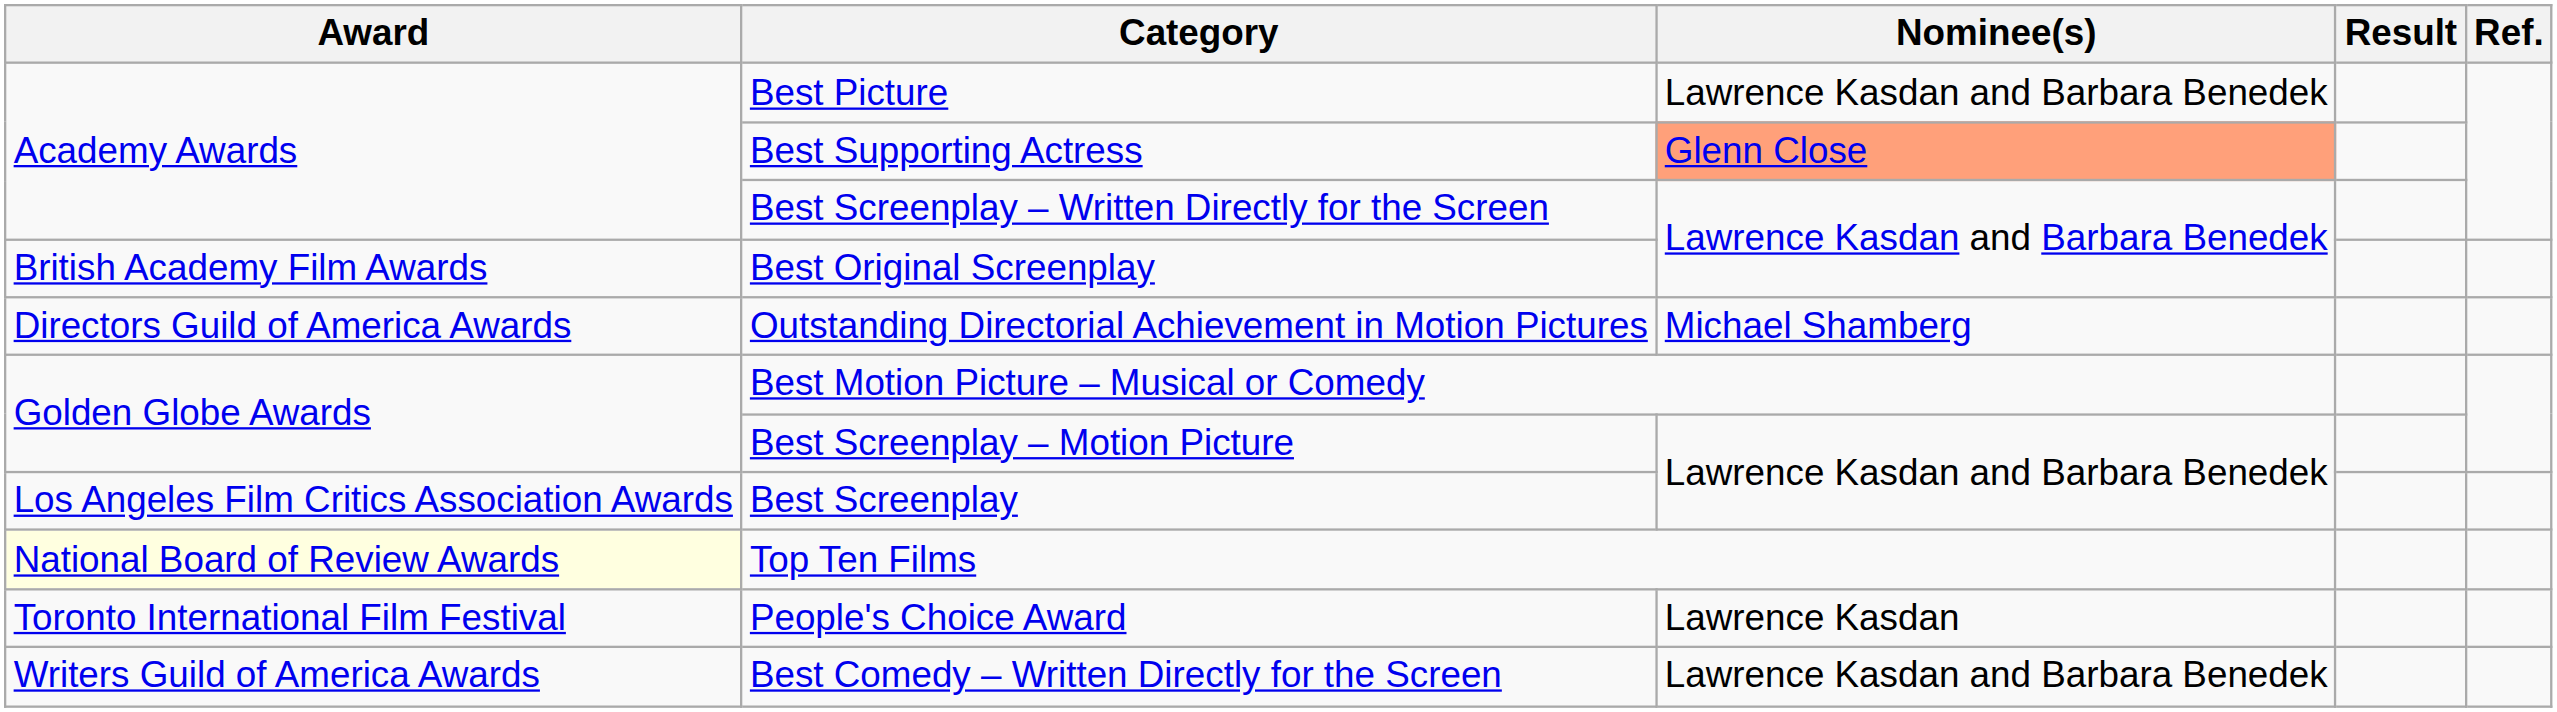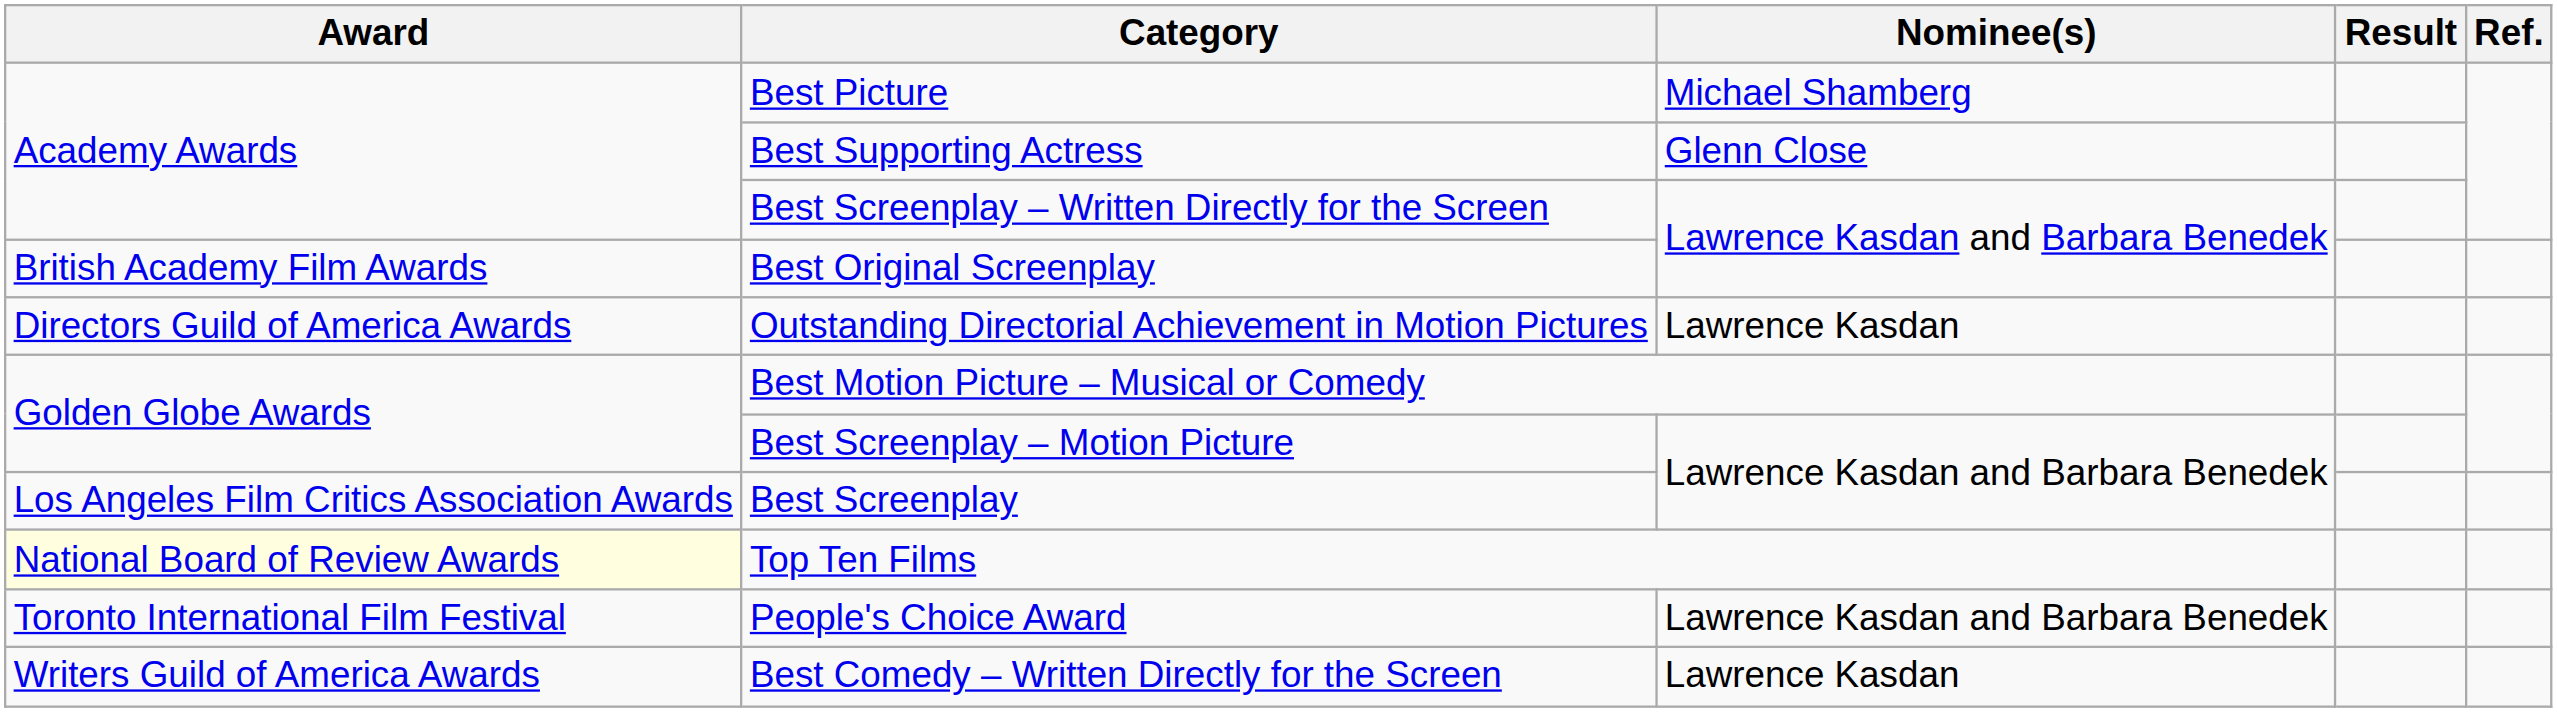(1996, 92) Lawrence Kasdan and Barbara Benedek -> (1818, 92) Michael Shamberg
(1766, 150) lightsalmon background -> (1766, 150) no background
(1818, 325) Michael Shamberg -> (1812, 325) Lawrence Kasdan
(1812, 617) Lawrence Kasdan -> (1996, 617) Lawrence Kasdan and Barbara Benedek
(1996, 675) Lawrence Kasdan and Barbara Benedek -> (1812, 675) Lawrence Kasdan
